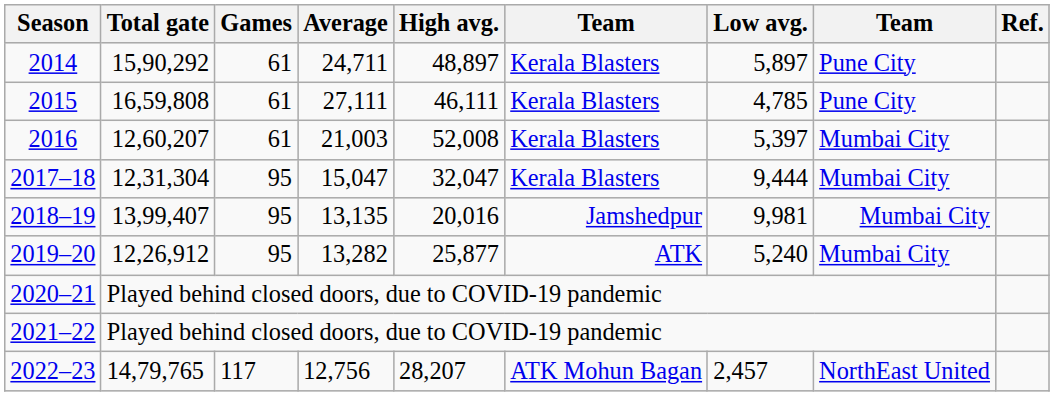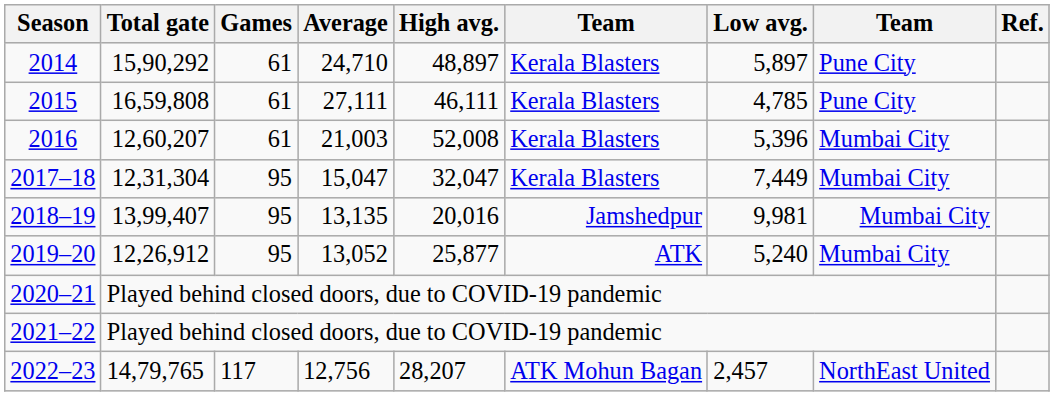(355, 62) 24,711 -> (354, 62) 24,710
(781, 139) 5,397 -> (781, 139) 5,396
(781, 178) 9,444 -> (781, 178) 7,449
(354, 255) 13,282 -> (354, 255) 13,052
